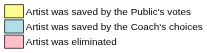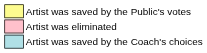rows swapped: (114, 26) <-> (71, 42)
